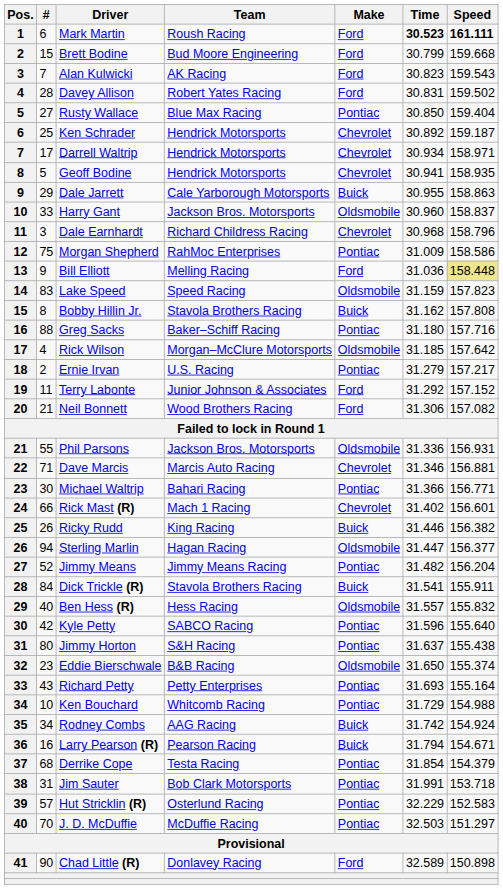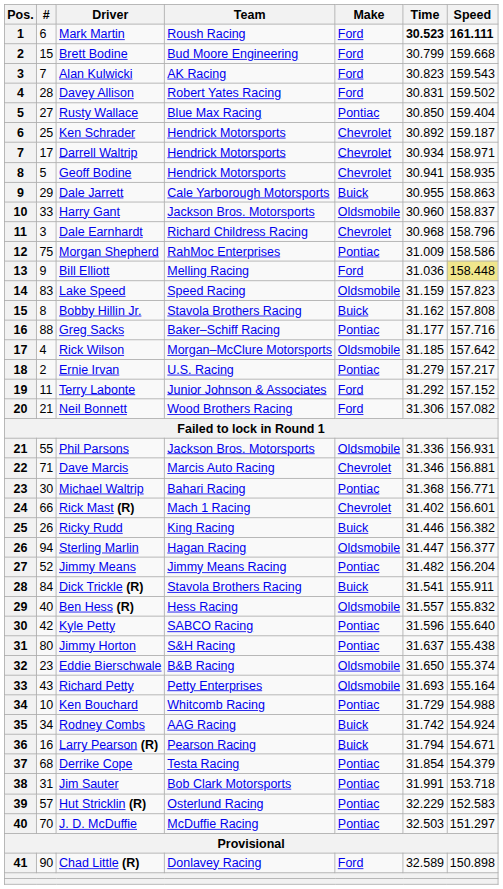(425, 330) 31.180 -> (425, 330) 31.177
(425, 488) 31.366 -> (425, 488) 31.368
(359, 685) Pontiac -> (369, 685) Oldsmobile
